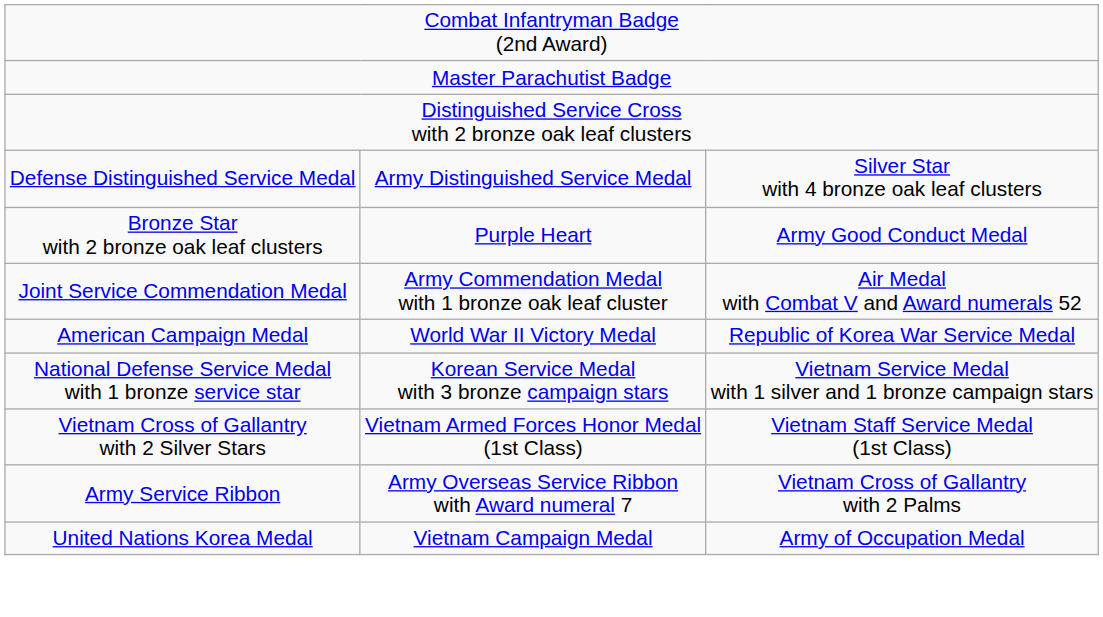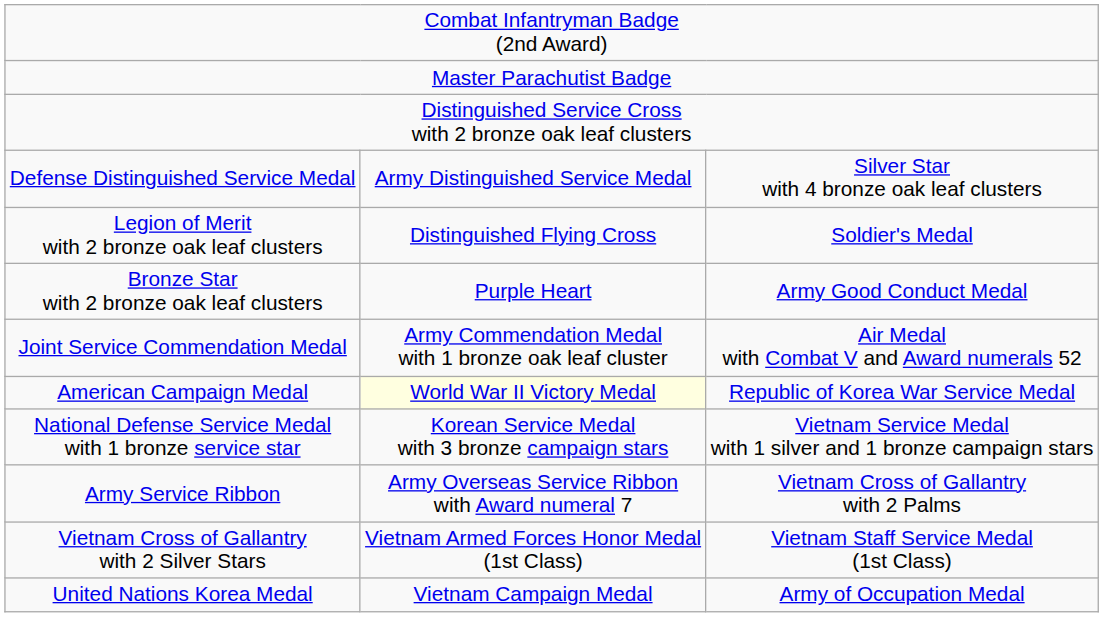+ row: (183, 234)
(533, 335) no background -> (533, 392) lightyellow background
rows swapped: (183, 493) <-> (183, 436)
